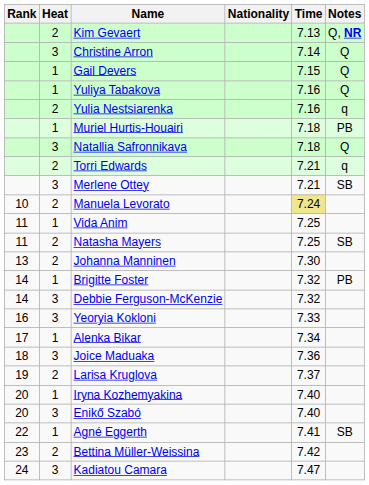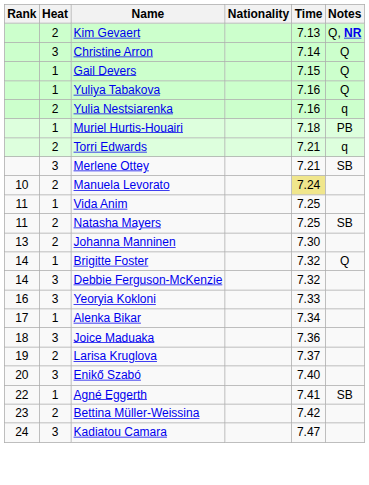- row: (130, 147)
(345, 280) PB -> (345, 261) Q
- row: (128, 394)
